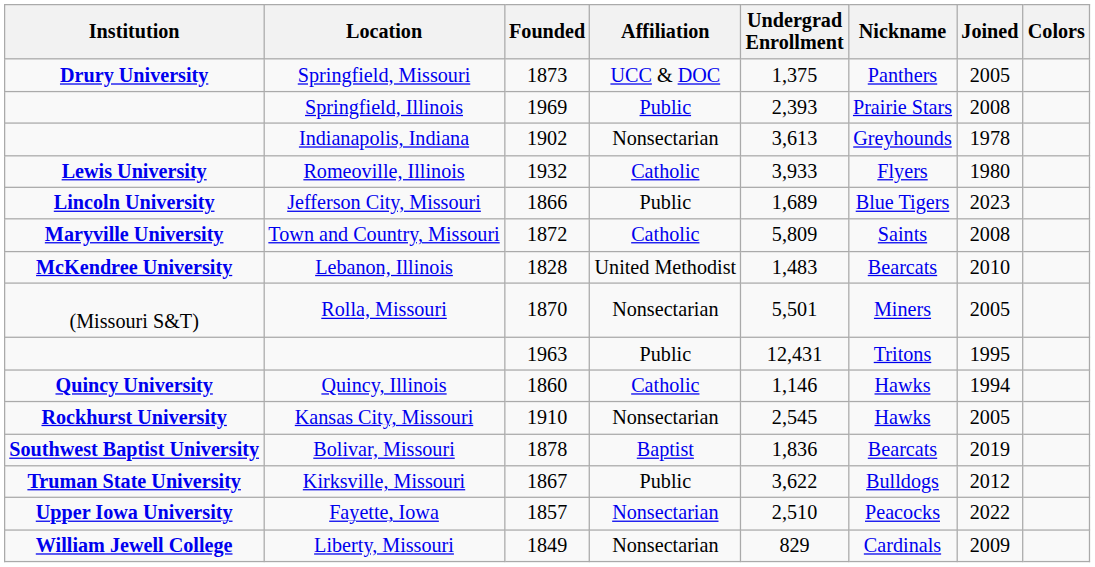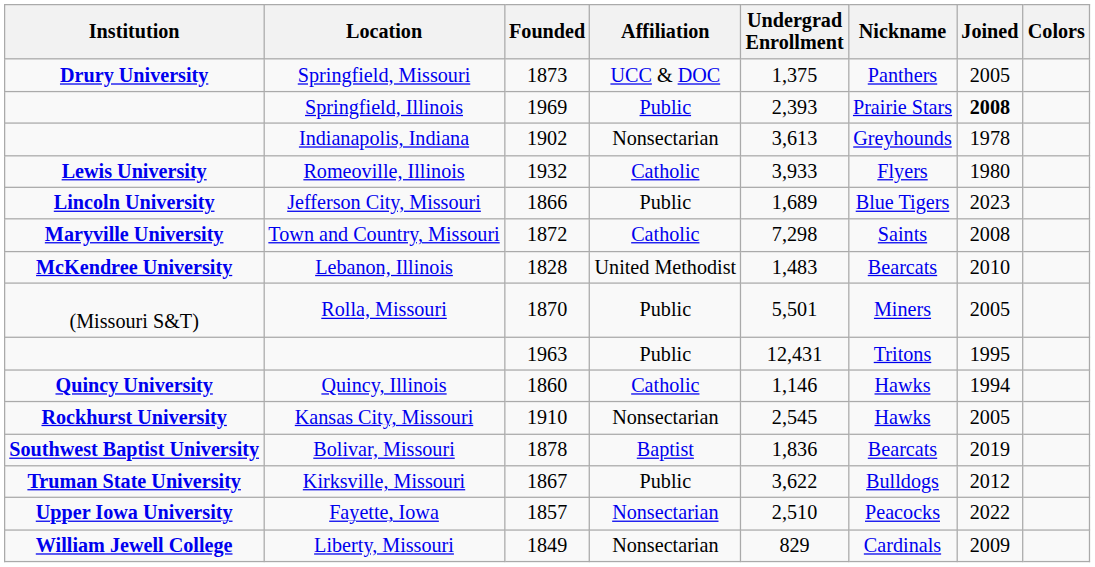(990, 107) normal -> (990, 107) bold
(795, 235) 5,809 -> (795, 235) 7,298
(665, 310) Nonsectarian -> (665, 310) Public
